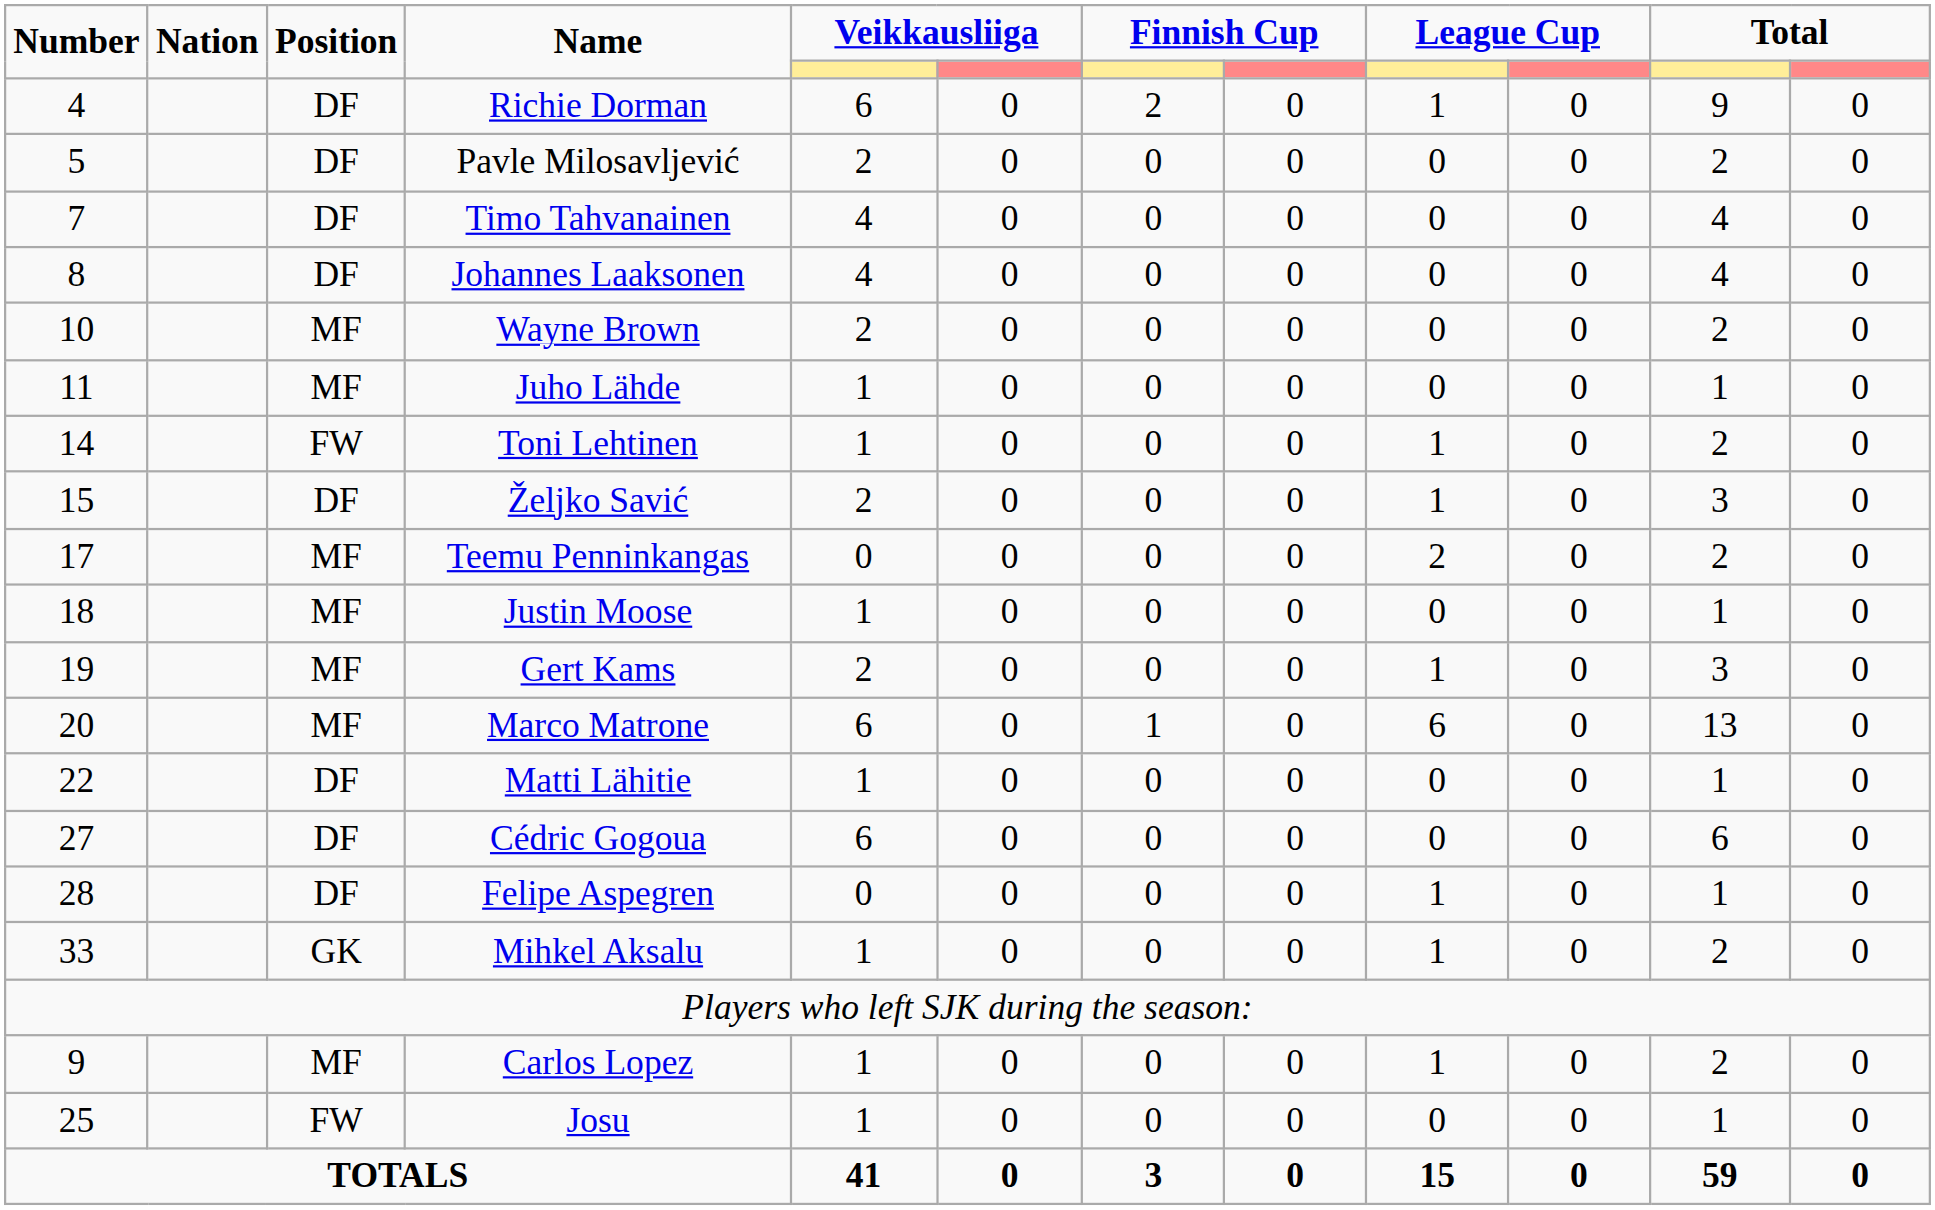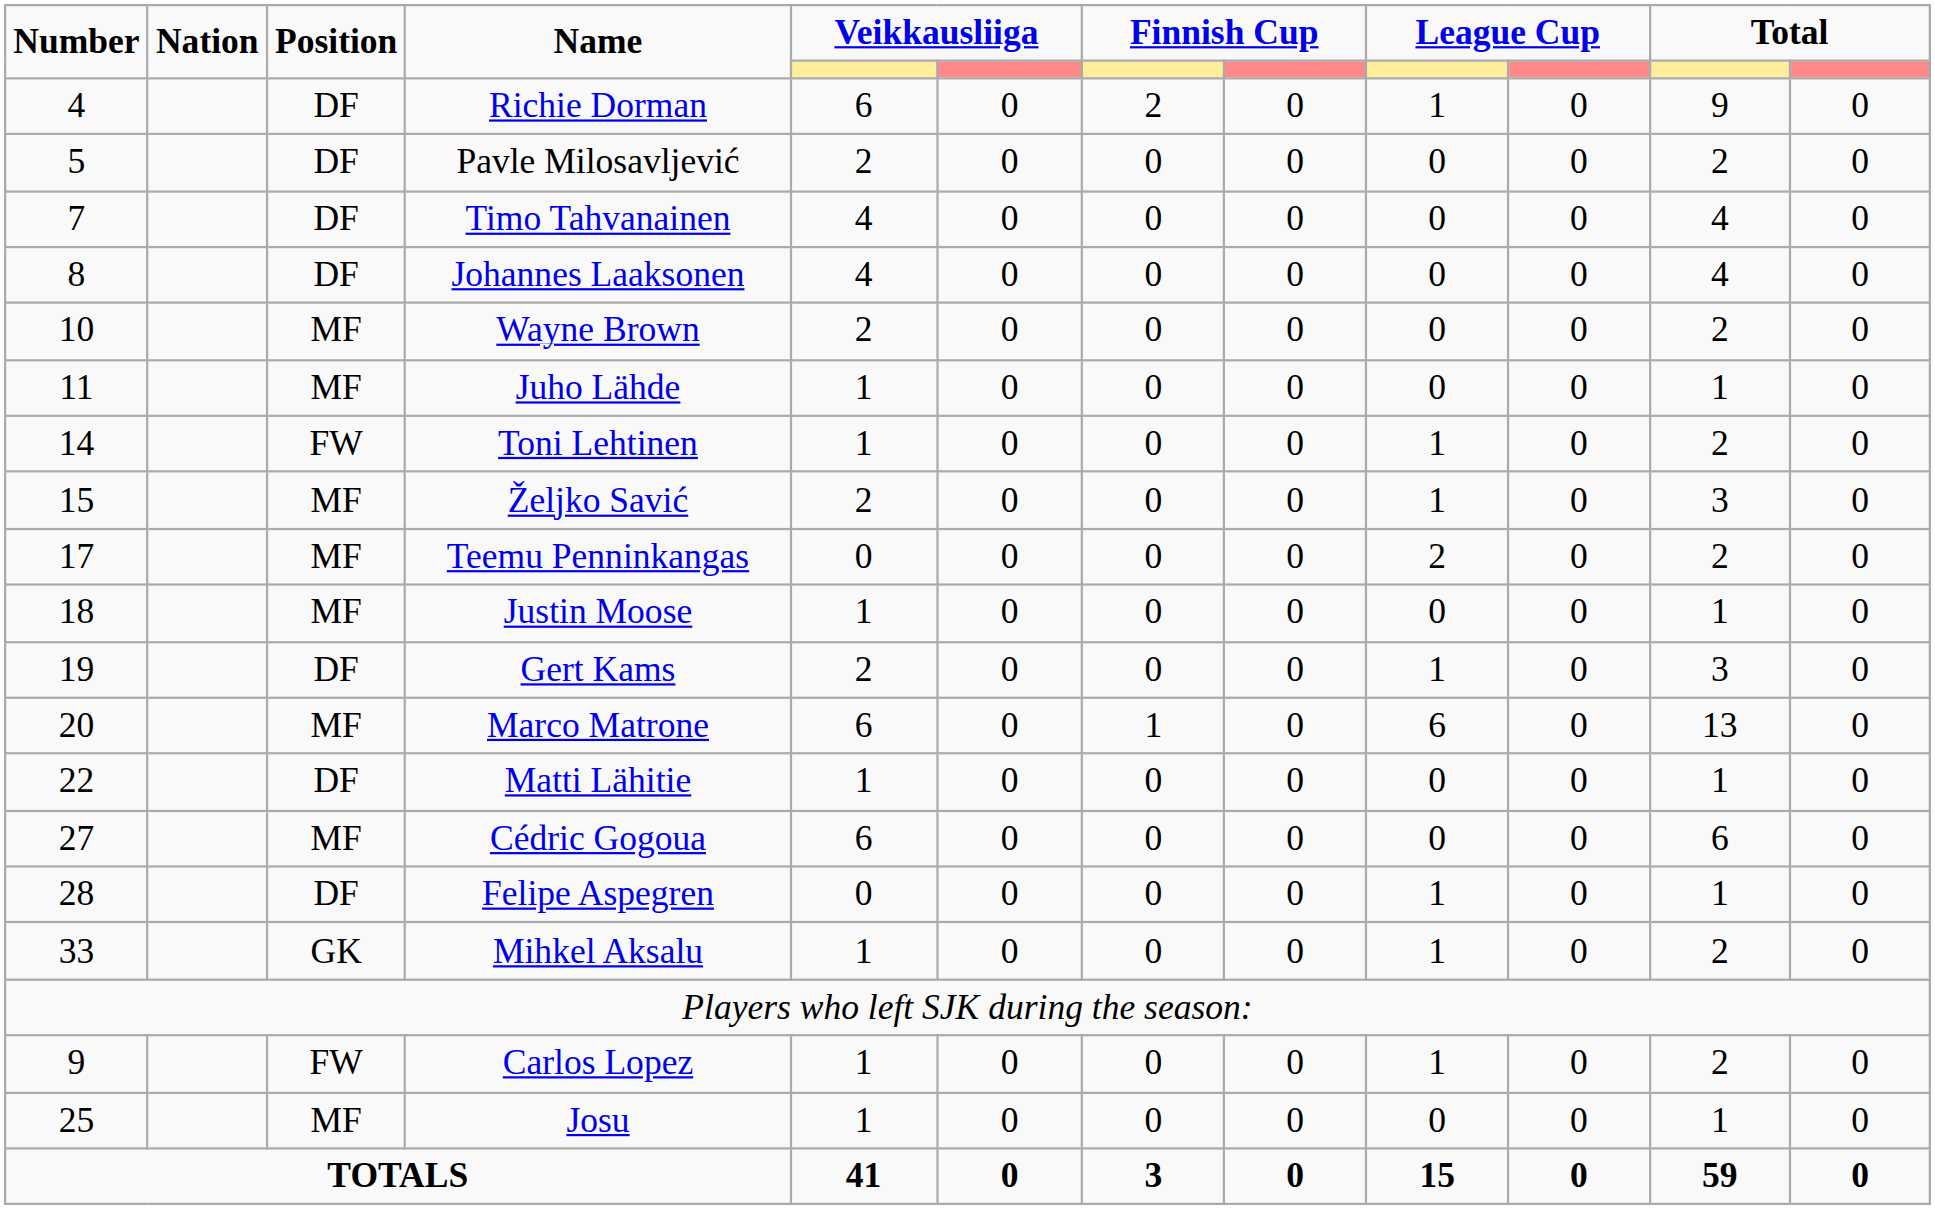(336, 499) DF -> (336, 499) MF
(336, 668) MF -> (336, 668) DF
(336, 837) DF -> (336, 837) MF
(336, 1063) MF -> (336, 1063) FW
(336, 1119) FW -> (336, 1119) MF
